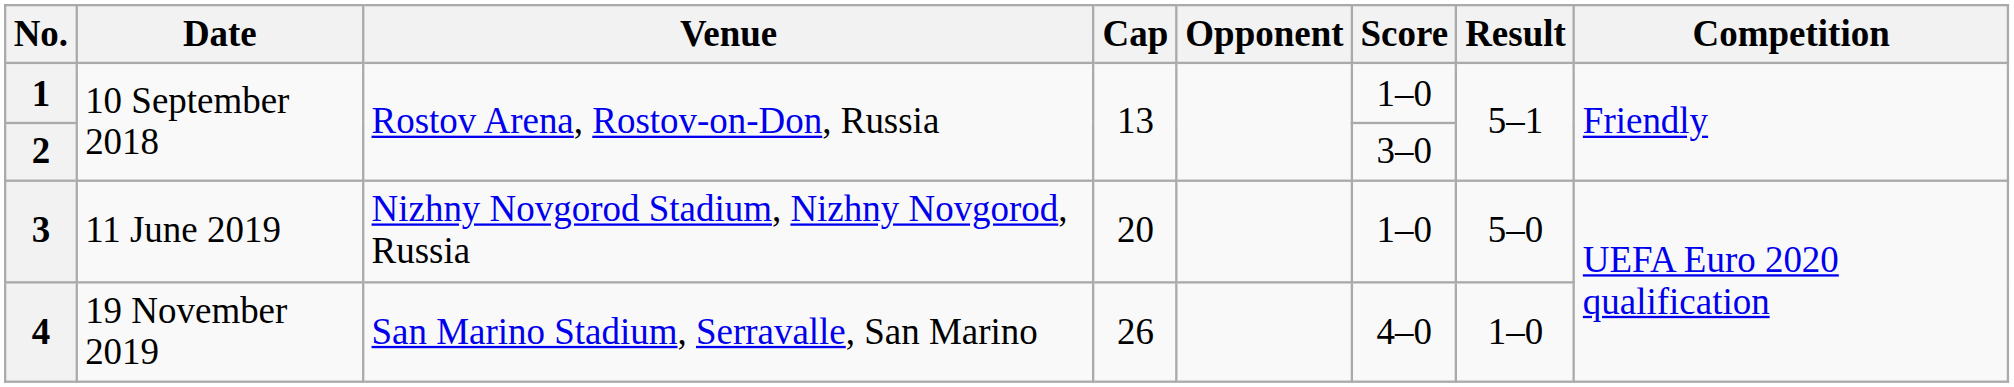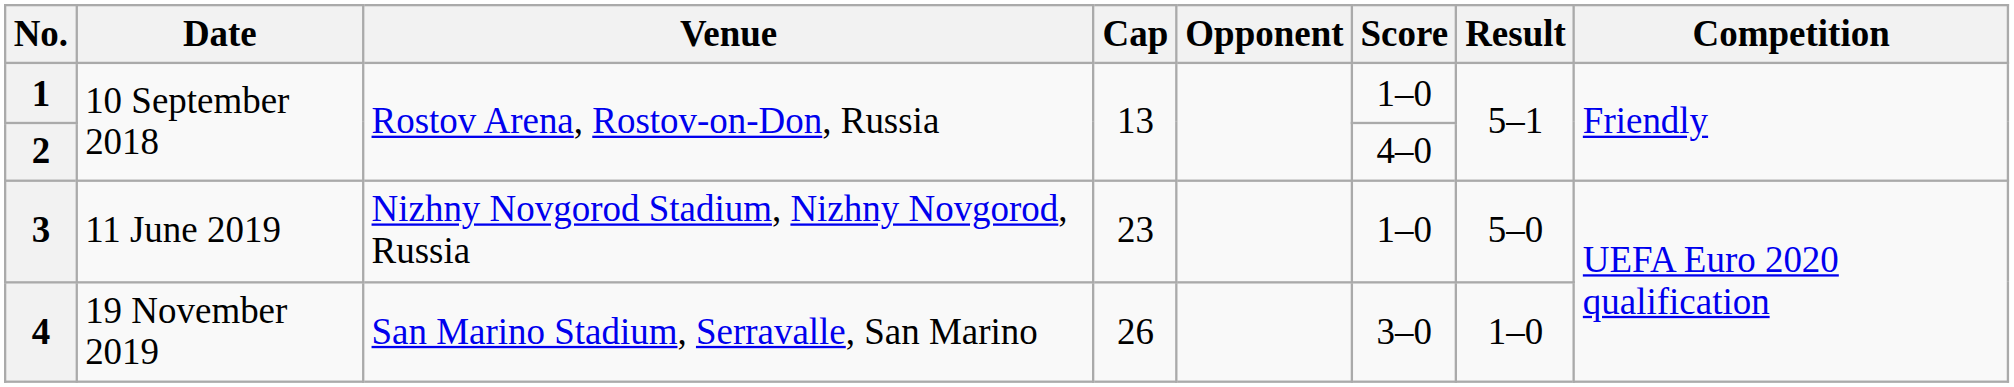(1404, 151) 3–0 -> (1404, 151) 4–0
(1135, 230) 20 -> (1135, 230) 23
(1404, 330) 4–0 -> (1404, 330) 3–0
